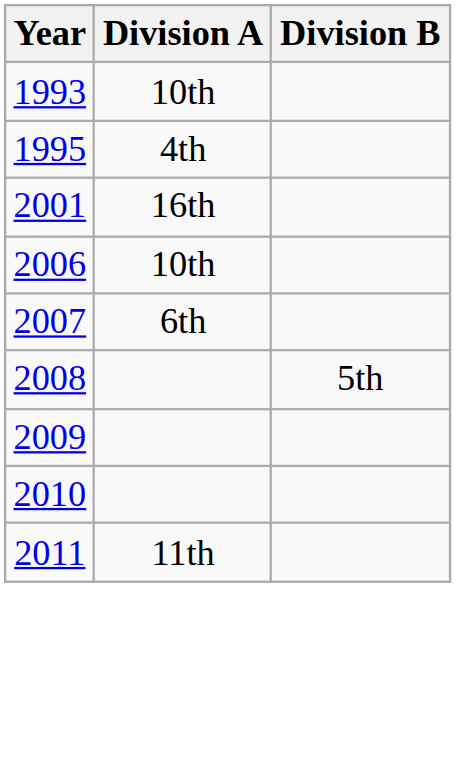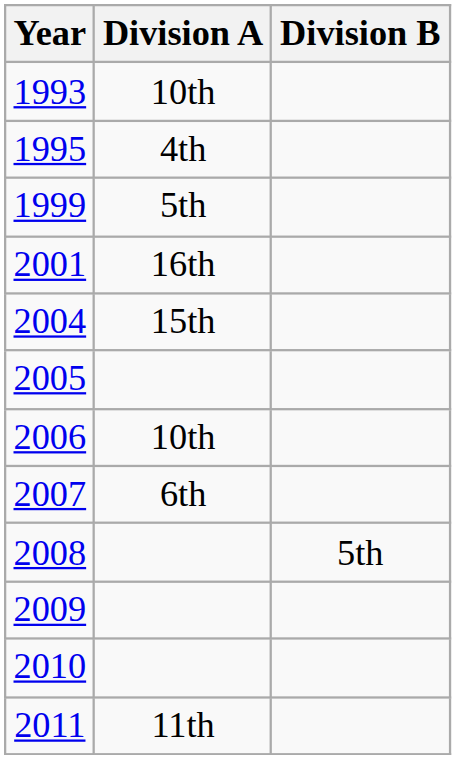+ row: (50, 206)
+ row: (50, 321)
+ row: (50, 378)
